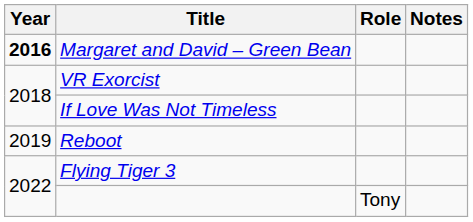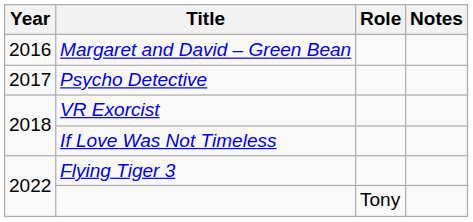(30, 49) bold -> (30, 49) normal
+ row: (134, 79)
- row: (91, 140)
